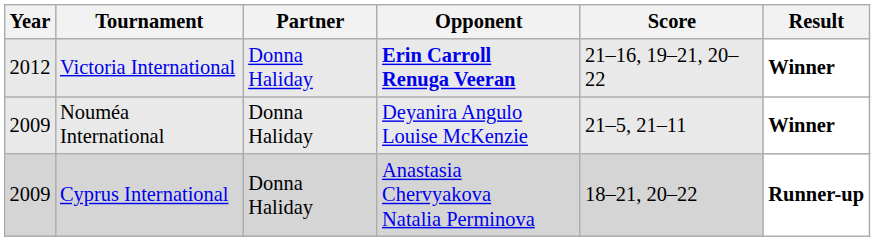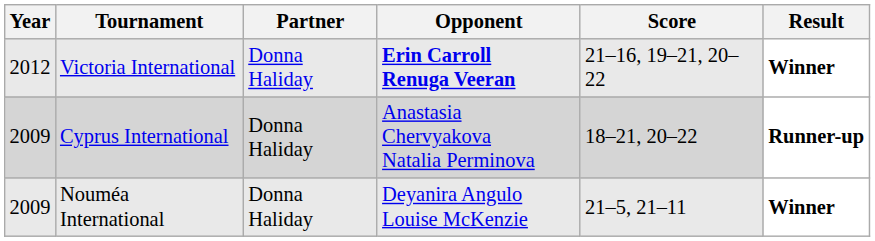rows swapped: (112, 125) <-> (144, 195)
